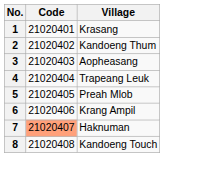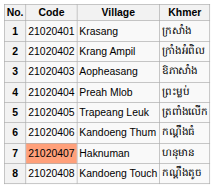+ column: (185, 12)
(118, 45) Kandoeng Thum -> (107, 51) Krang Ampil
(114, 78) Trapeang Leuk -> (106, 92) Preah Mlob
(106, 95) Preah Mlob -> (114, 112) Trapeang Leuk
(107, 111) Krang Ampil -> (118, 133) Kandoeng Thum
